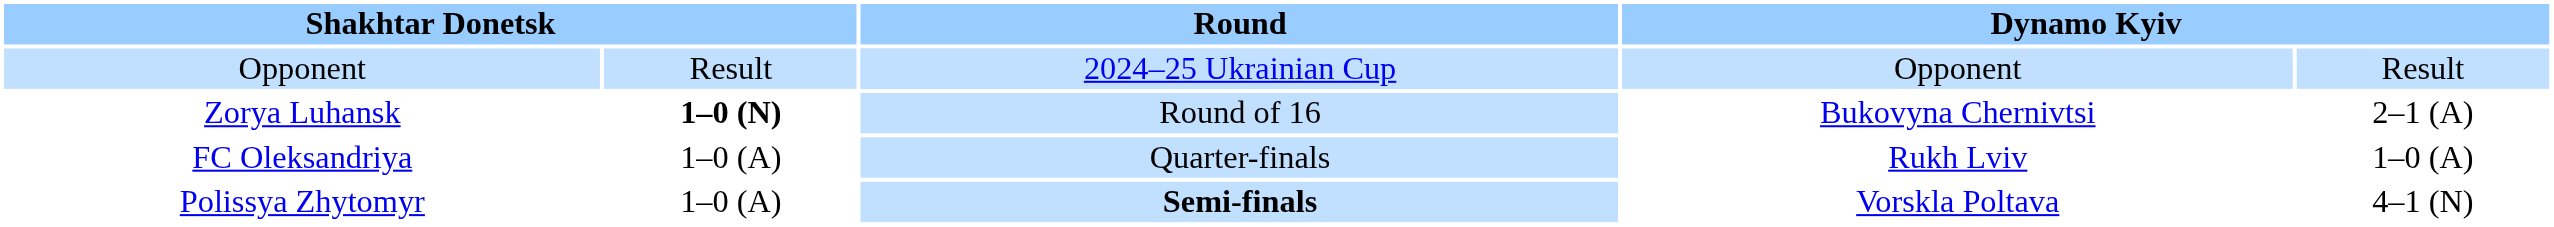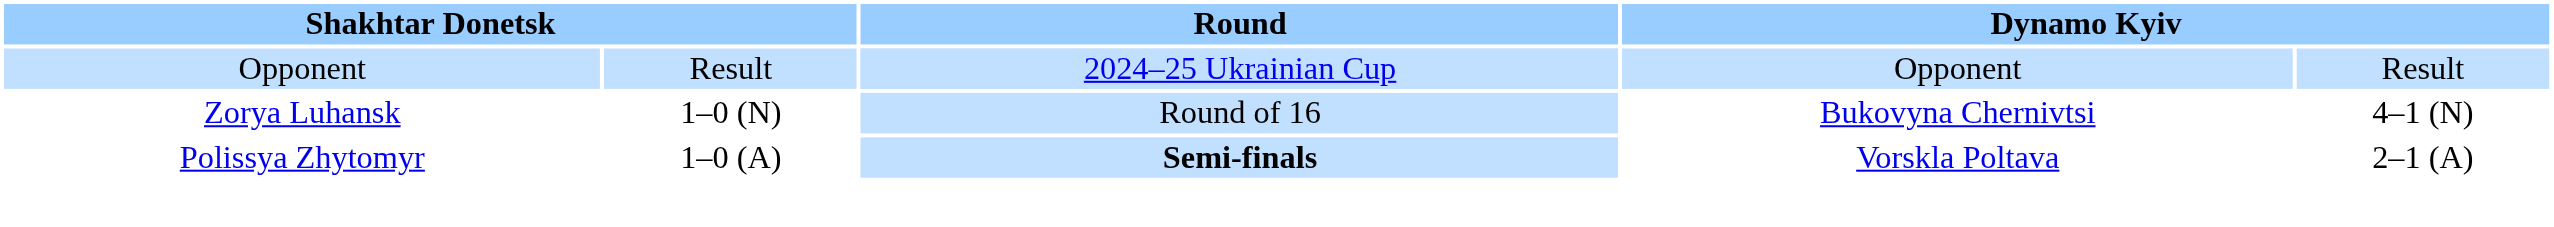(731, 112) bold -> (731, 112) normal
(2423, 112) 2–1 (A) -> (2423, 112) 4–1 (N)
- row: (302, 157)
(2423, 201) 4–1 (N) -> (2423, 157) 2–1 (A)
